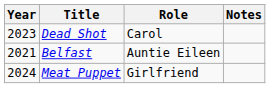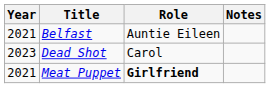rows swapped: (67, 53) <-> (74, 34)
(22, 73) 2024 -> (22, 73) 2021
(163, 73) normal -> (163, 73) bold
